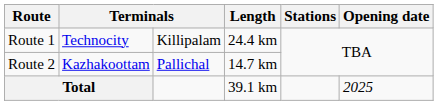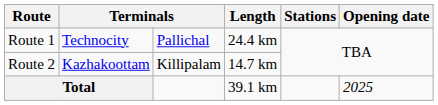(189, 40) Killipalam -> (183, 40) Pallichal
(183, 64) Pallichal -> (189, 64) Killipalam
